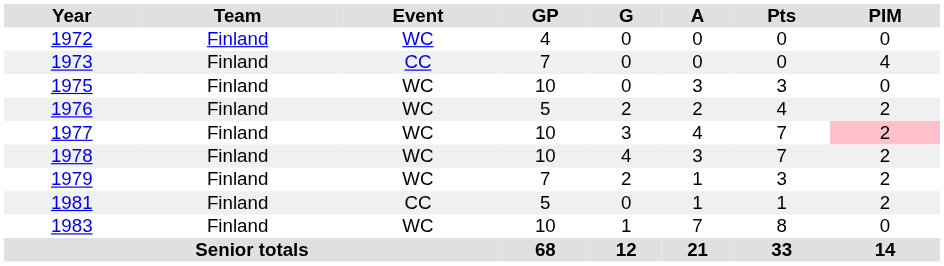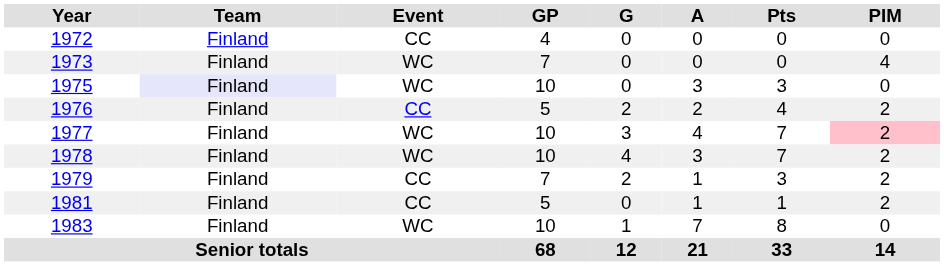(418, 39) WC -> (418, 39) CC
(418, 62) CC -> (418, 62) WC
(238, 85) no background -> (238, 85) lavender background
(418, 109) WC -> (418, 109) CC
(418, 179) WC -> (418, 179) CC
